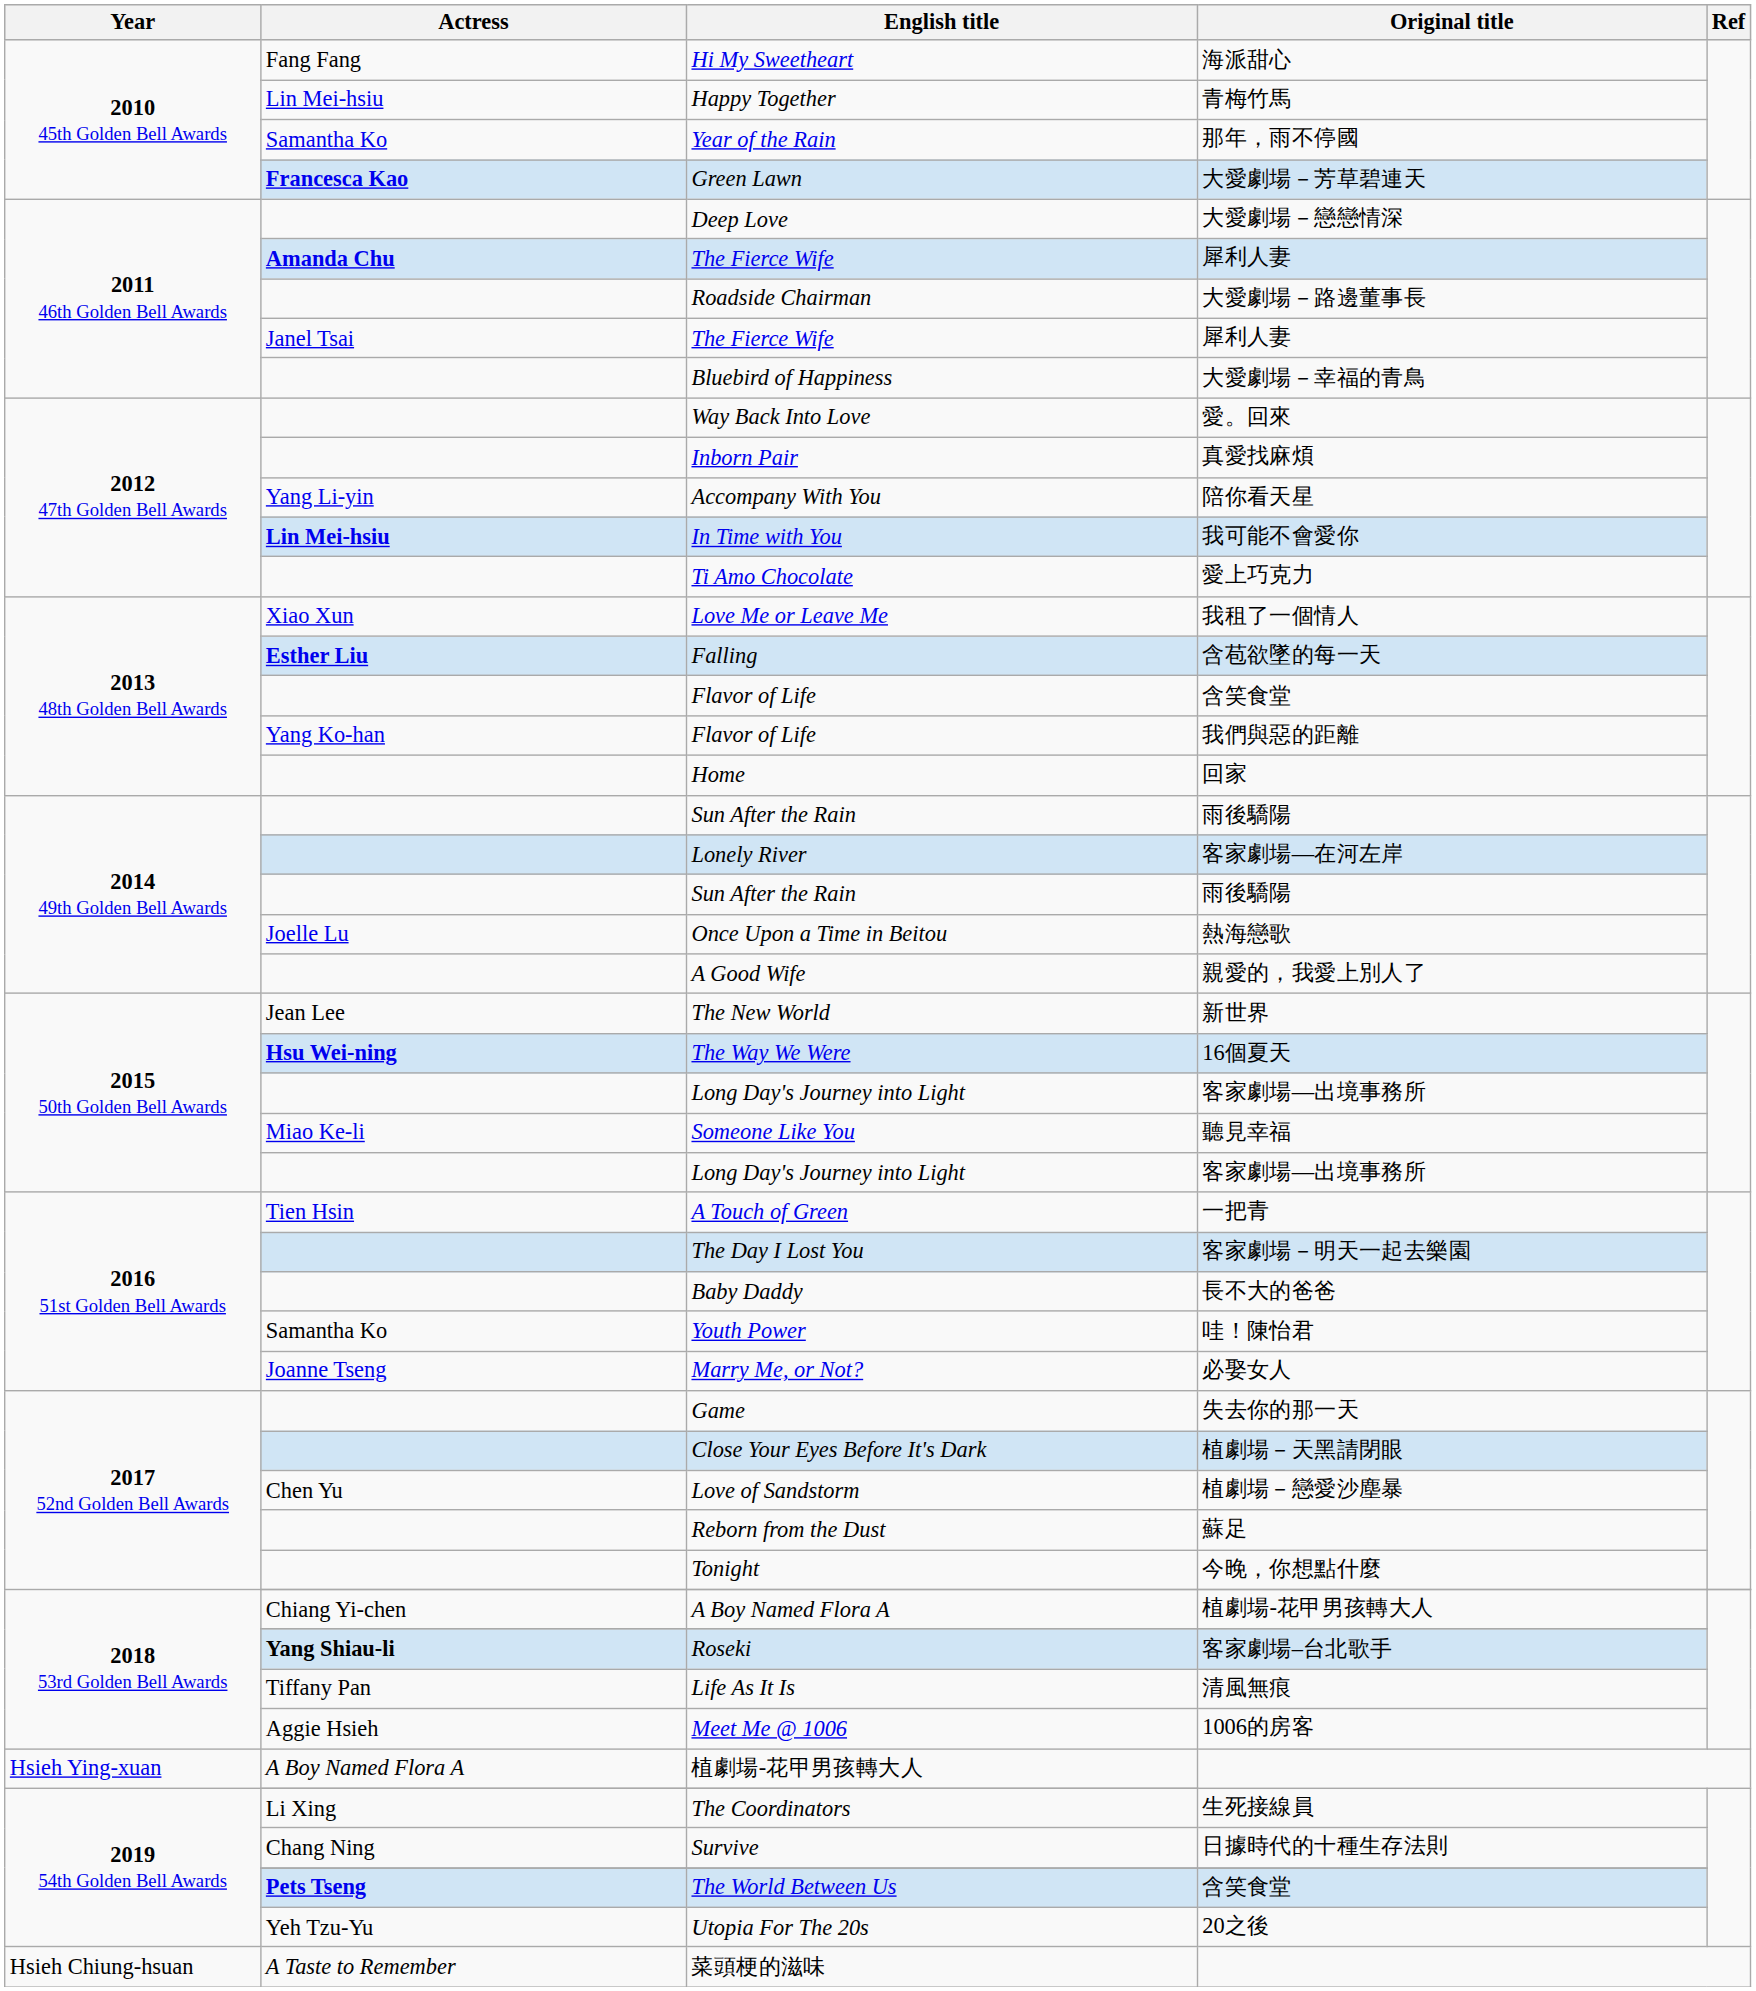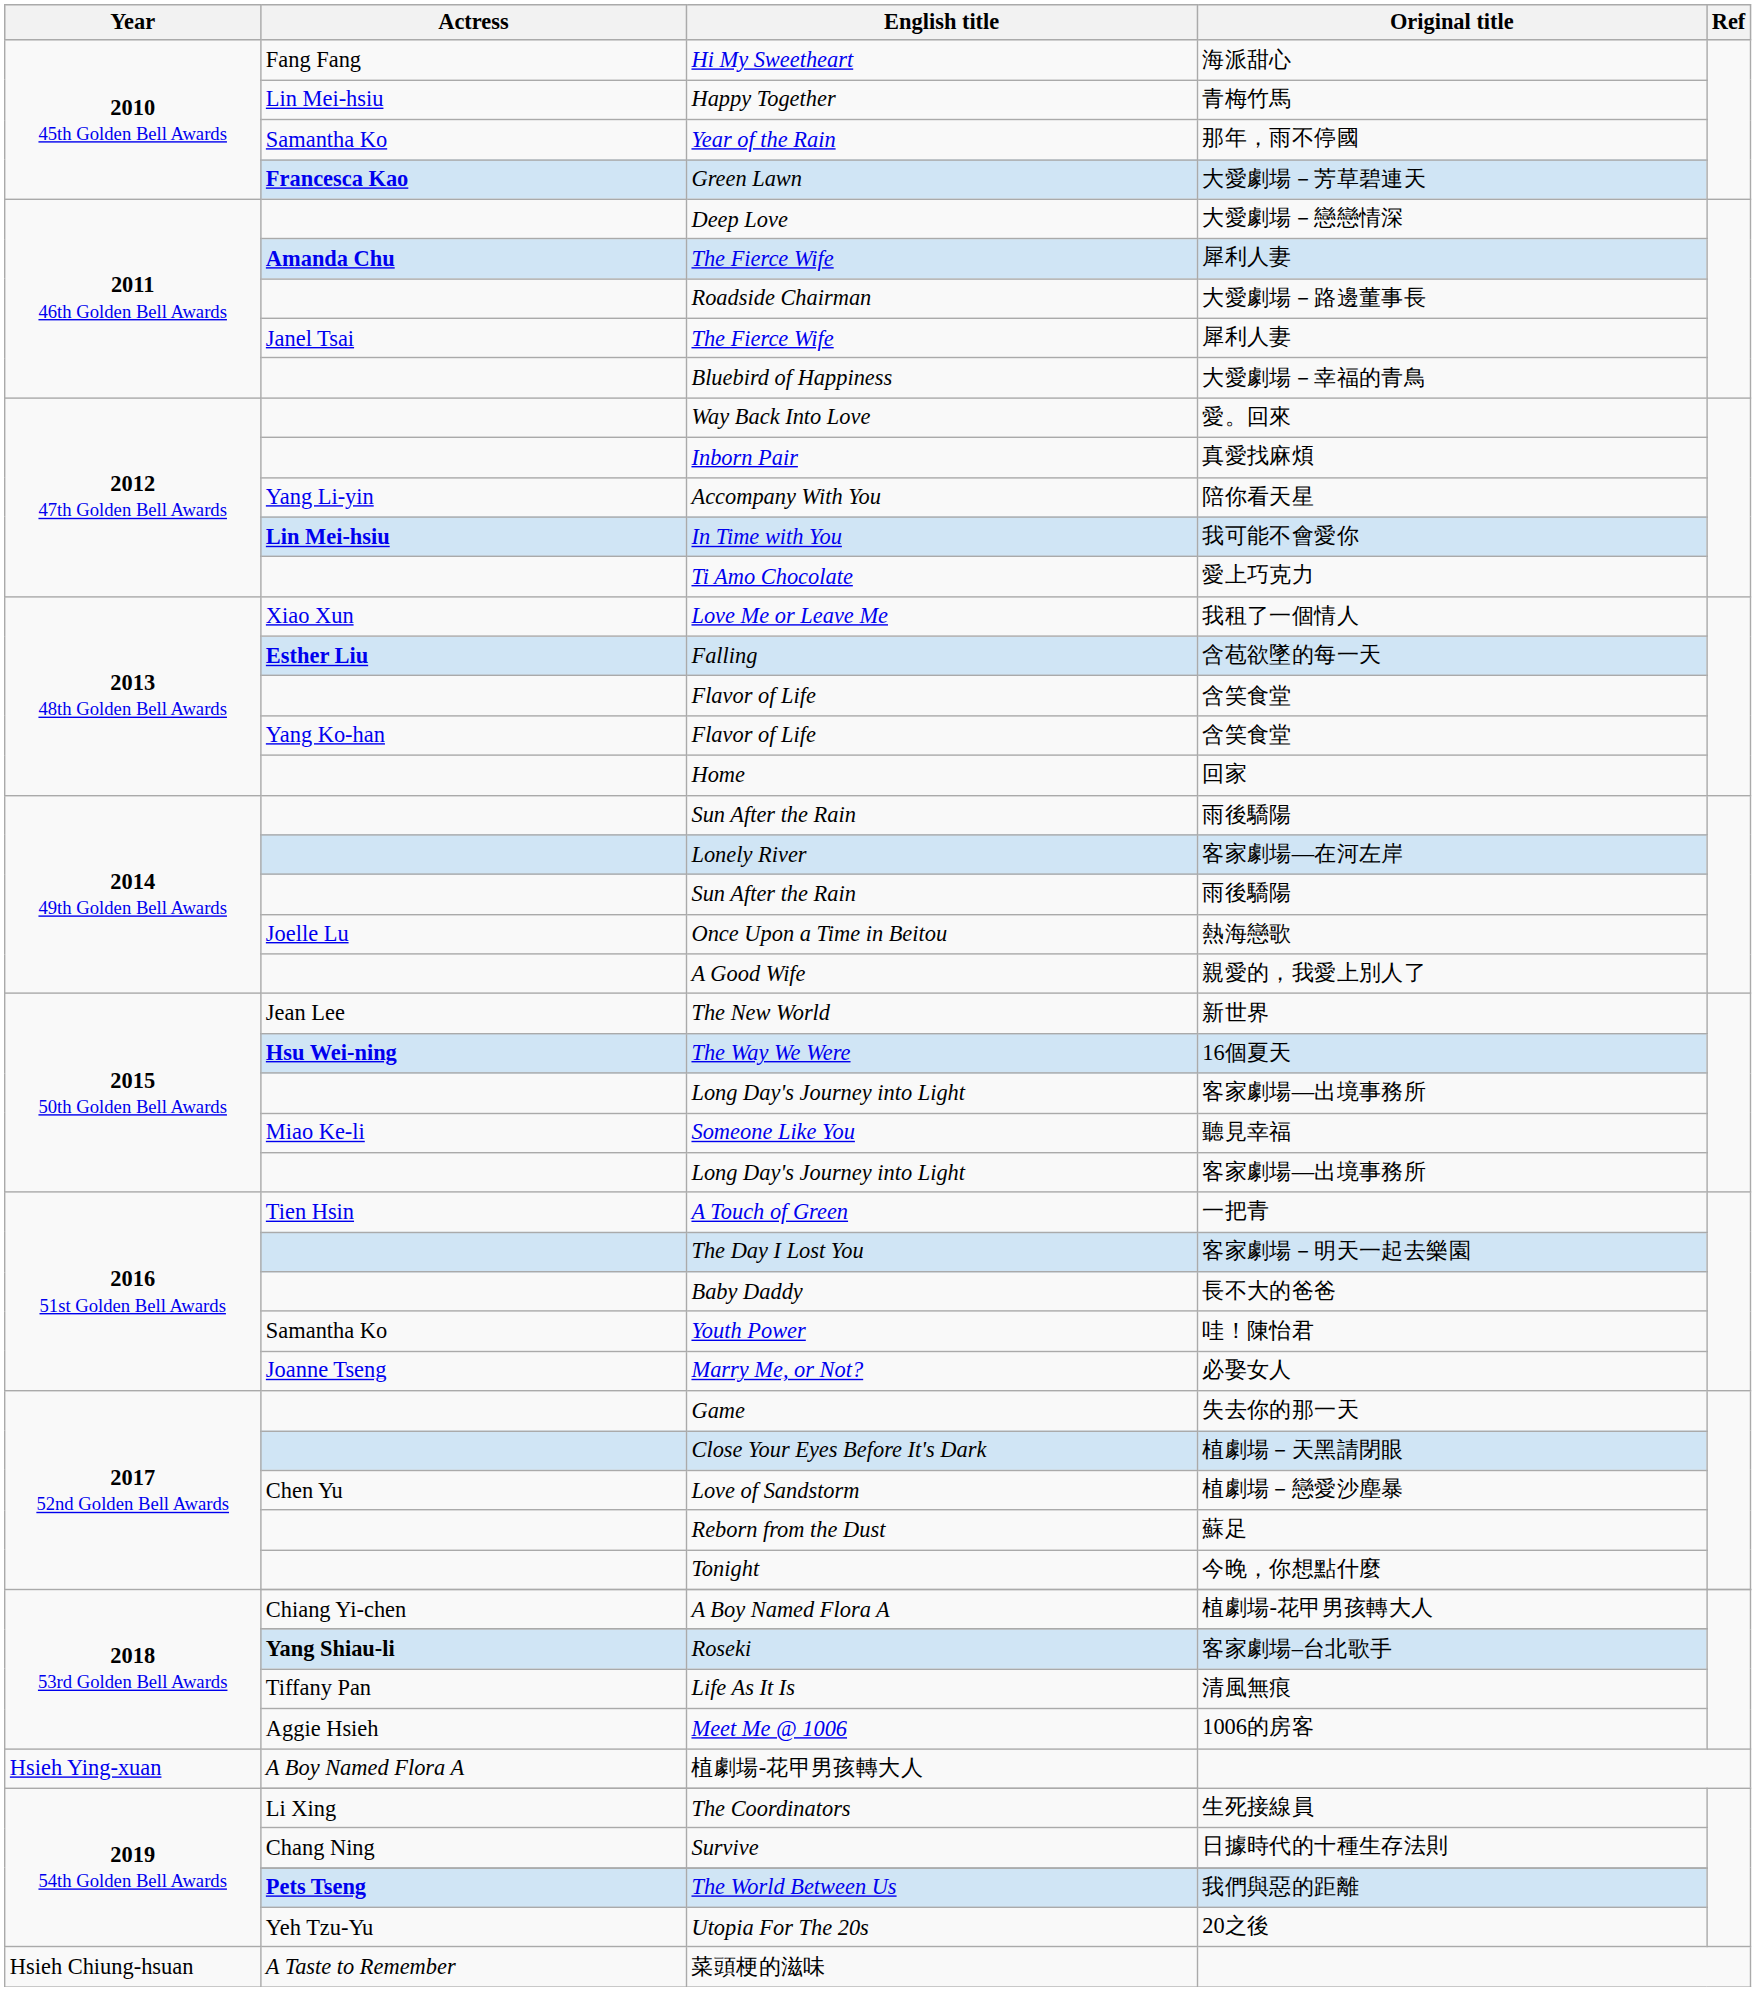(1281, 734) 我們與惡的距離 -> (1247, 734) 含笑食堂
(1247, 1886) 含笑食堂 -> (1281, 1886) 我們與惡的距離
